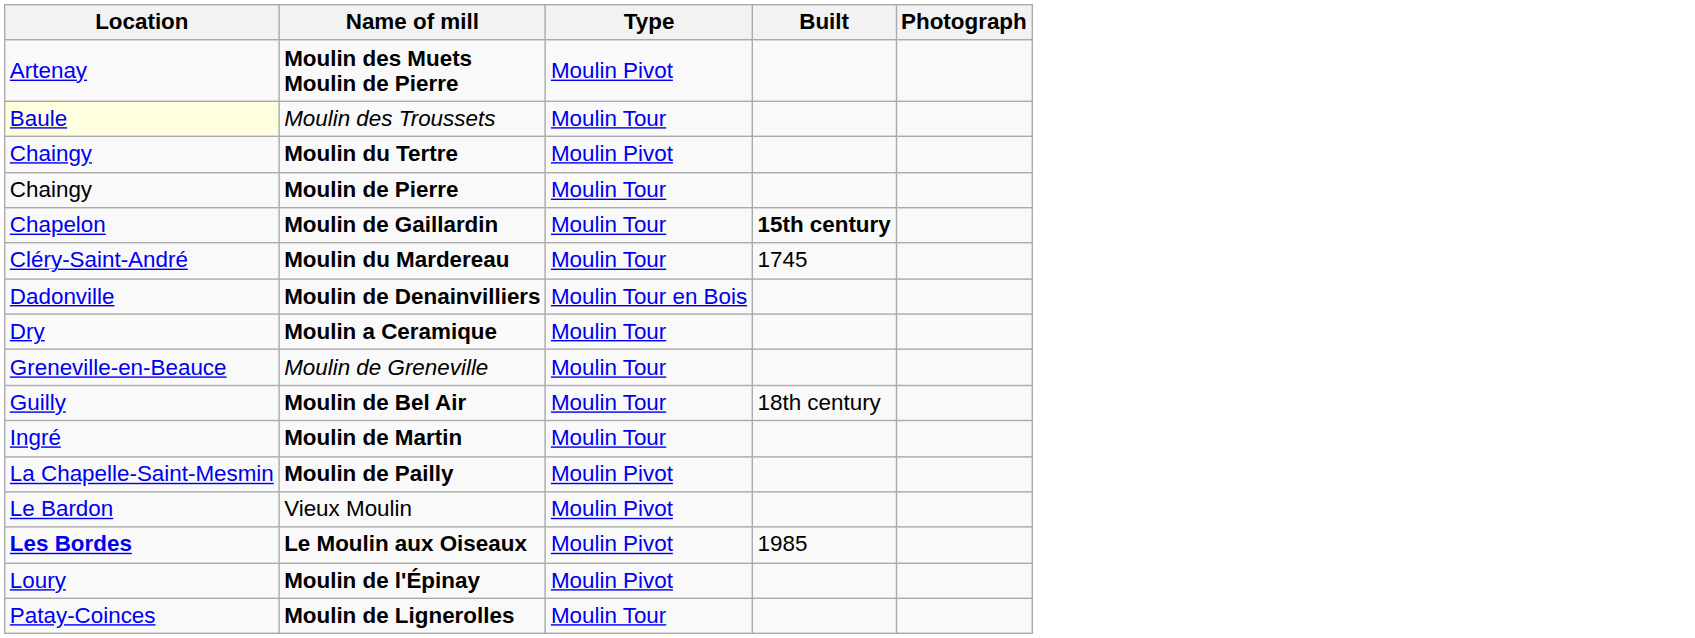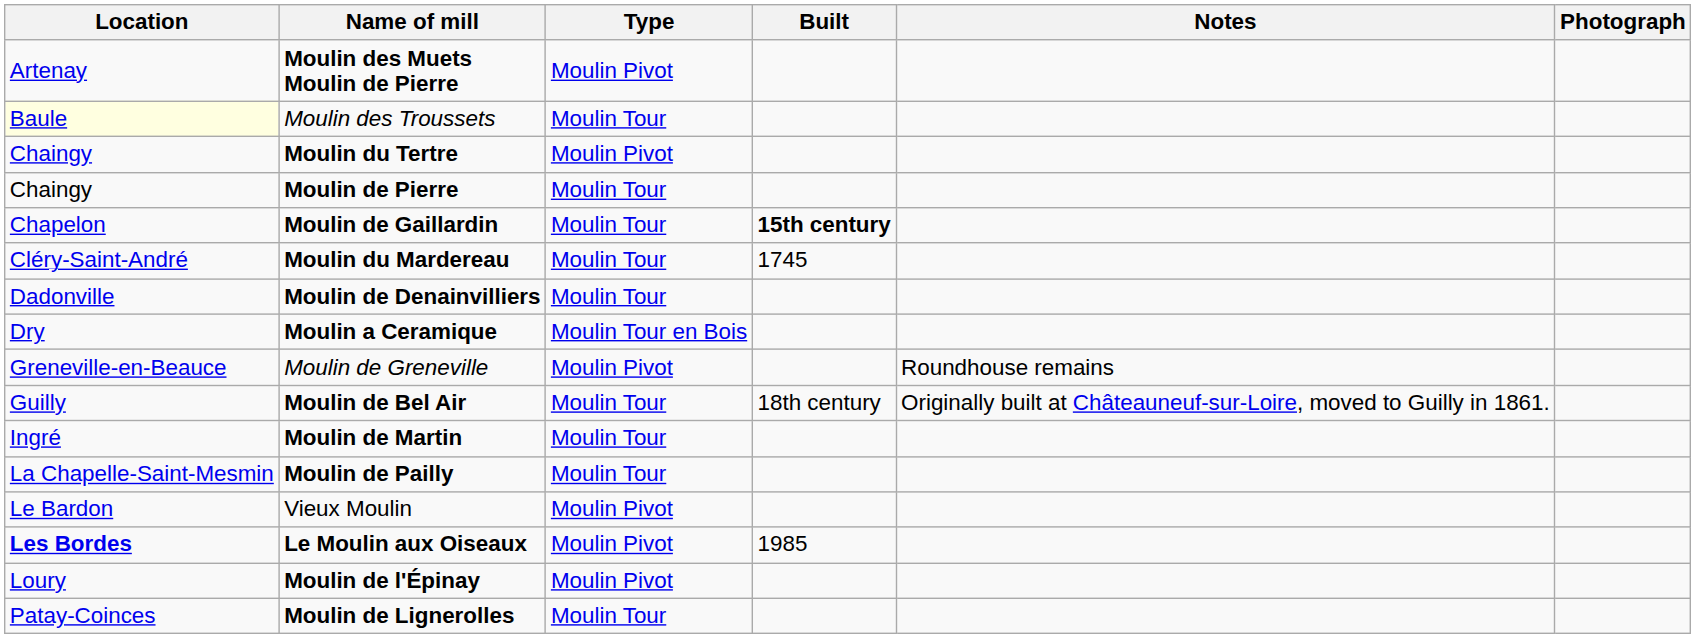+ column: (1225, 22)
(649, 296) Moulin Tour en Bois -> (609, 296) Moulin Tour
(609, 331) Moulin Tour -> (649, 331) Moulin Tour en Bois
(609, 367) Moulin Tour -> (612, 367) Moulin Pivot
(612, 473) Moulin Pivot -> (609, 473) Moulin Tour
